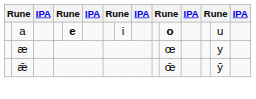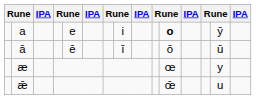(73, 31) bold -> (73, 31) normal
(220, 31) u -> (220, 31) ȳ
+ row: (22, 49)
(220, 67) ȳ -> (220, 85) u
